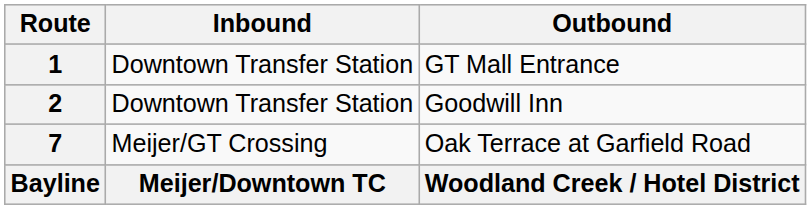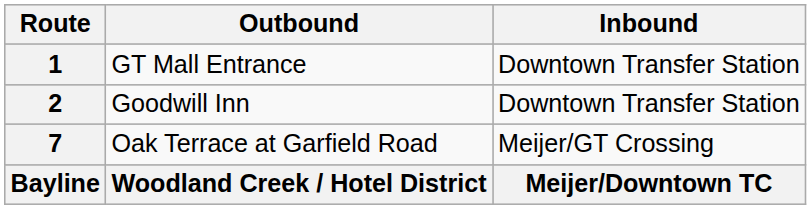columns swapped: (262, 24) <-> (612, 24)
